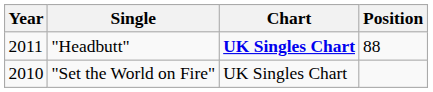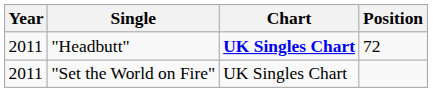(372, 45) 88 -> (372, 45) 72
(26, 73) 2010 -> (26, 73) 2011
